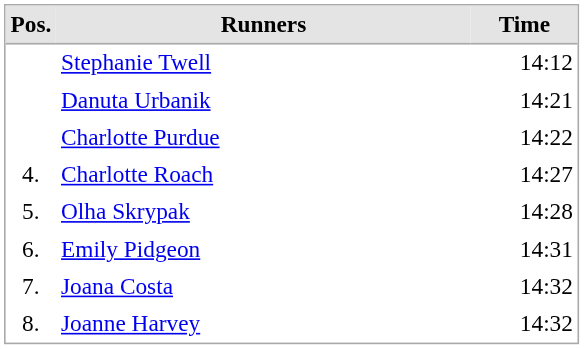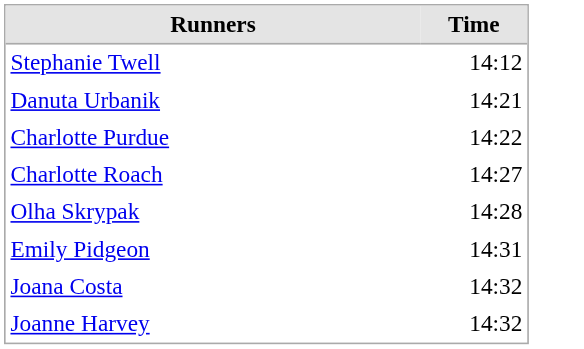- column: (31, 23)
